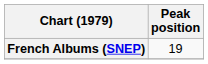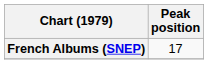(176, 48) 19 -> (176, 48) 17
